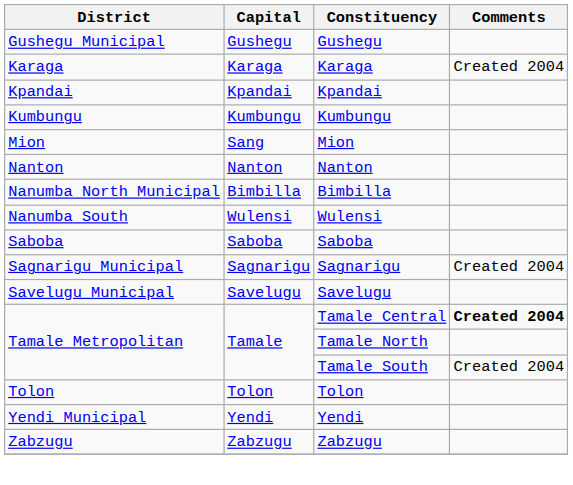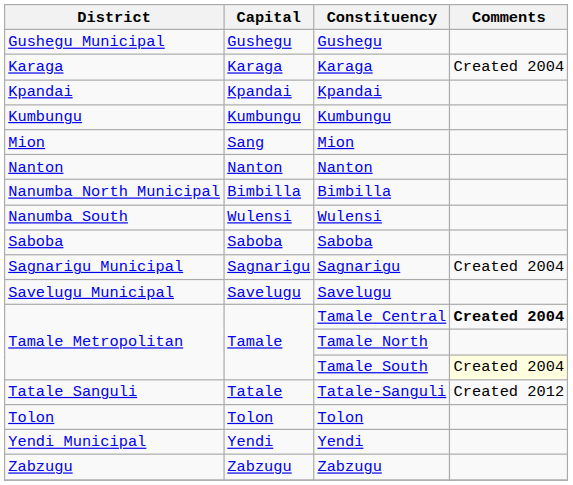(509, 367) no background -> (509, 367) lightyellow background
+ row: (382, 392)
